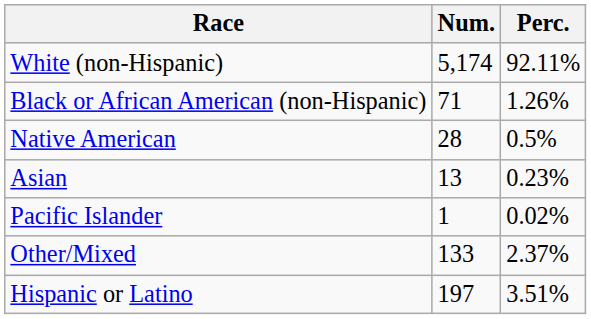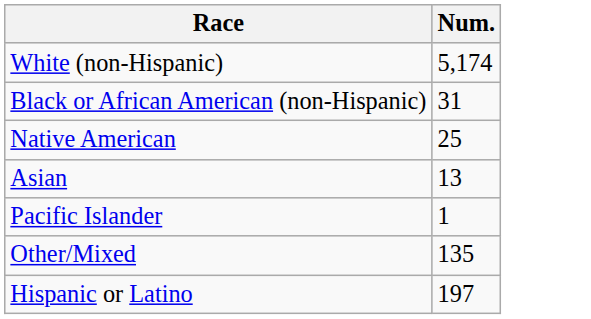- column: (543, 23)
(450, 100) 71 -> (450, 100) 31
(450, 139) 28 -> (450, 139) 25
(456, 255) 133 -> (456, 255) 135
